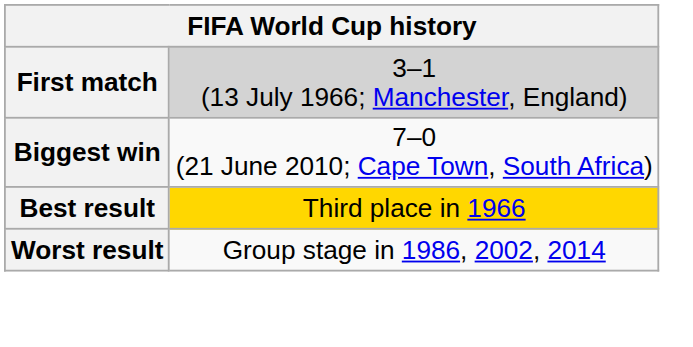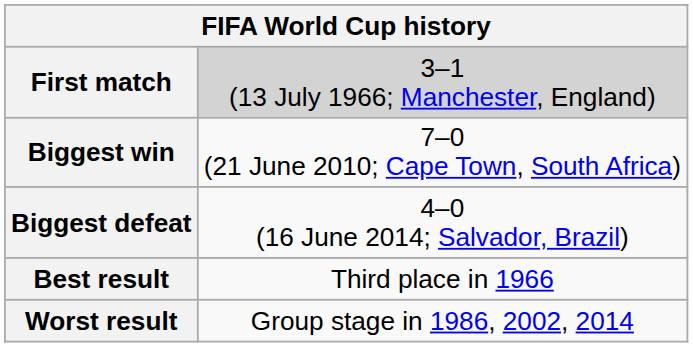+ row: (101, 223)
(414, 208) gold background -> (442, 279) no background
